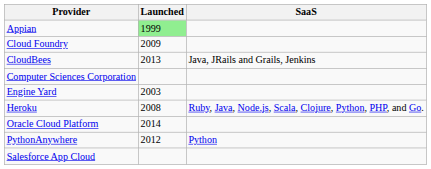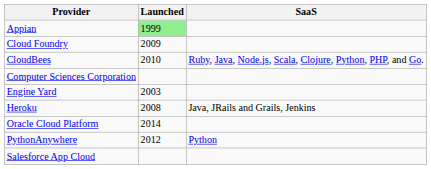(151, 60) 2013 -> (151, 60) 2010
(252, 60) Java, JRails and Grails, Jenkins -> (306, 60) Ruby, Java, Node.js, Scala, Clojure, Python, PHP, and Go.
(306, 108) Ruby, Java, Node.js, Scala, Clojure, Python, PHP, and Go. -> (252, 108) Java, JRails and Grails, Jenkins
